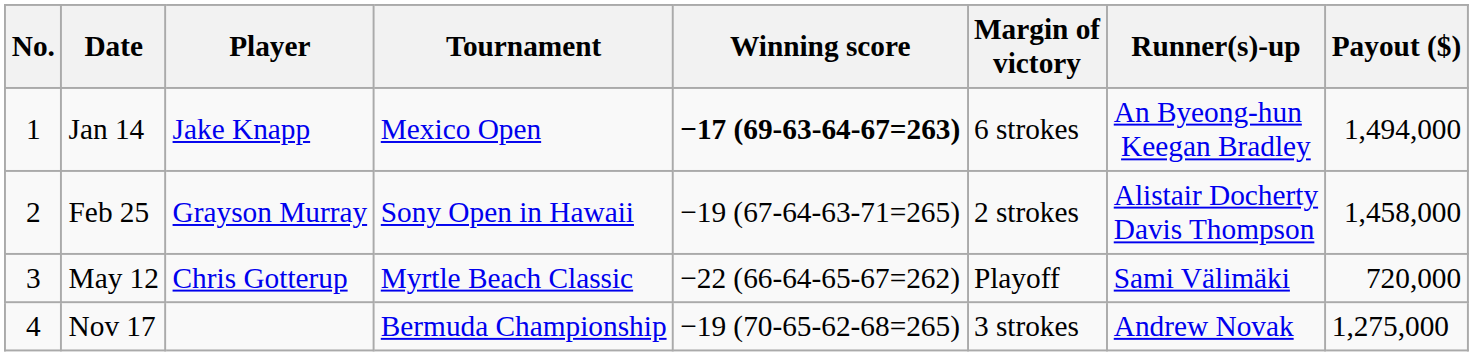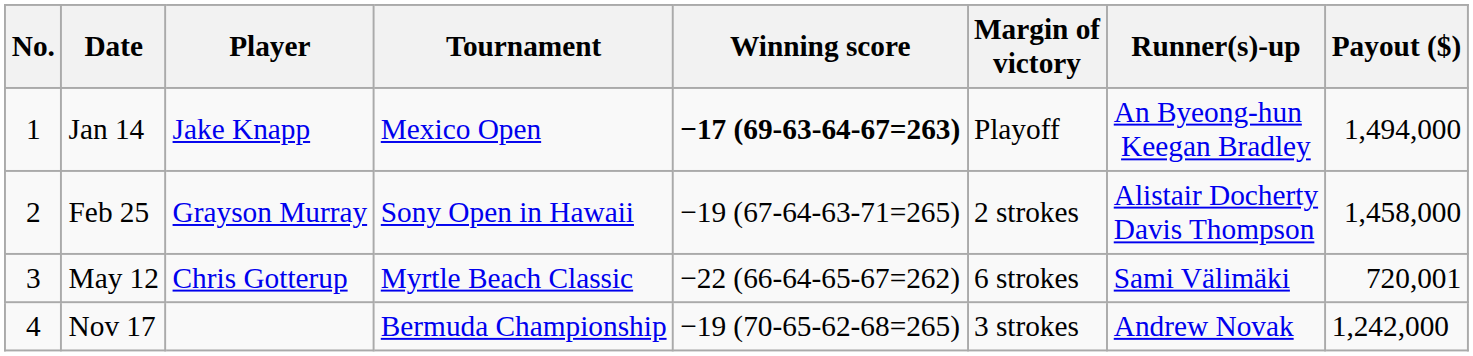(1026, 129) 6 strokes -> (1017, 129) Playoff
(1017, 278) Playoff -> (1026, 278) 6 strokes
(1414, 278) 720,000 -> (1414, 278) 720,001
(1390, 326) 1,275,000 -> (1390, 326) 1,242,000
